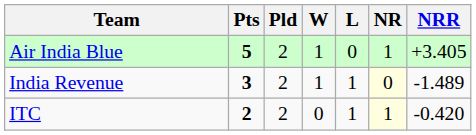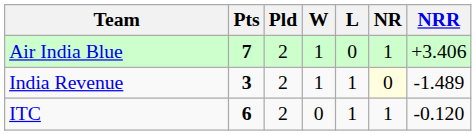(247, 51) 5 -> (247, 51) 7
(439, 51) +3.405 -> (439, 51) +3.406
(247, 113) 2 -> (247, 113) 6
(388, 113) lightyellow background -> (388, 113) no background
(439, 113) -0.420 -> (439, 113) -0.120
